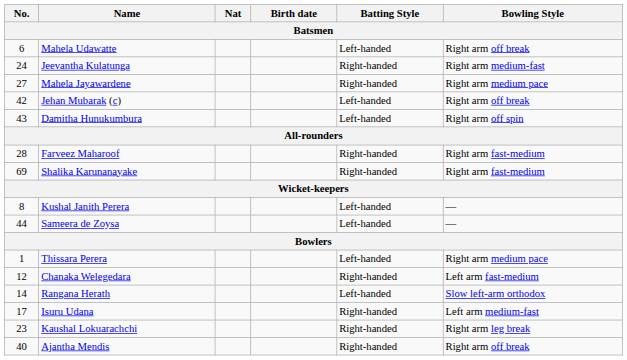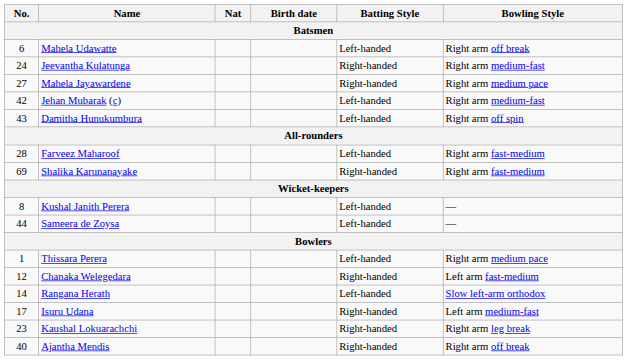(488, 101) Right arm off break -> (495, 101) Right arm medium-fast
(368, 153) Right-handed -> (365, 153) Left-handed
